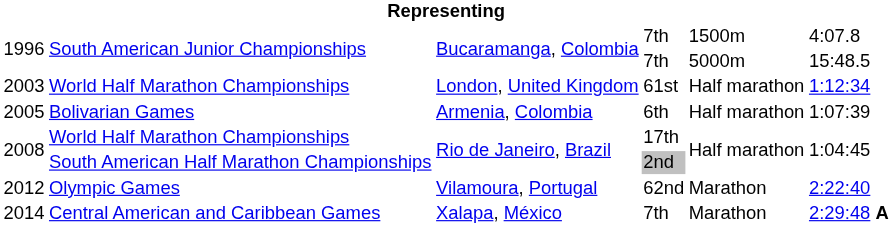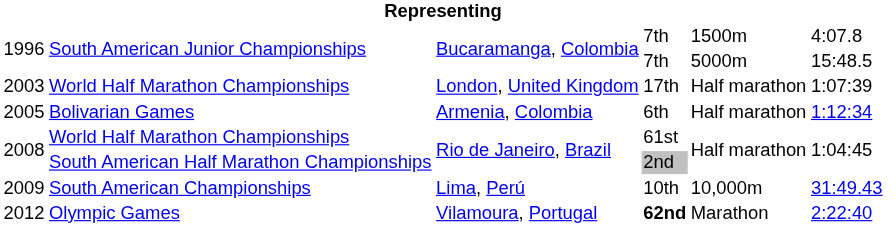(661, 86) 61st -> (661, 86) 17th
(840, 86) 1:12:34 -> (842, 86) 1:07:39
(840, 111) 1:07:39 -> (842, 111) 1:12:34
(661, 137) 17th -> (661, 137) 61st
+ row: (24, 187)
(664, 187) normal -> (665, 213) bold
- row: (24, 213)
